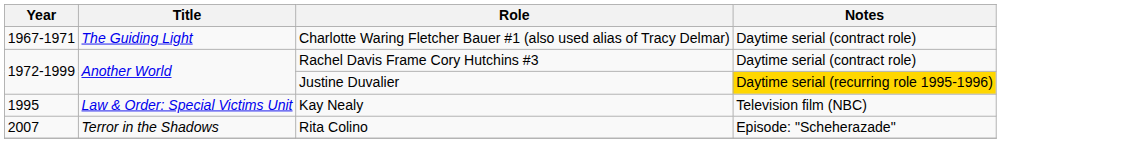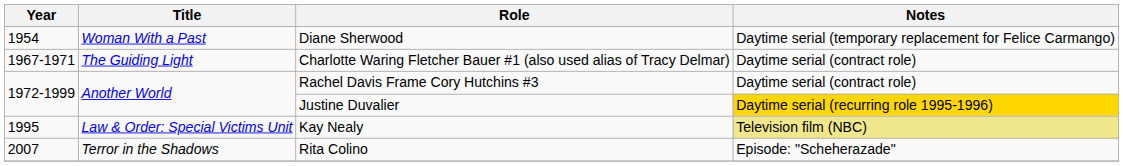+ row: (351, 37)
(802, 104) no background -> (802, 127) khaki background
